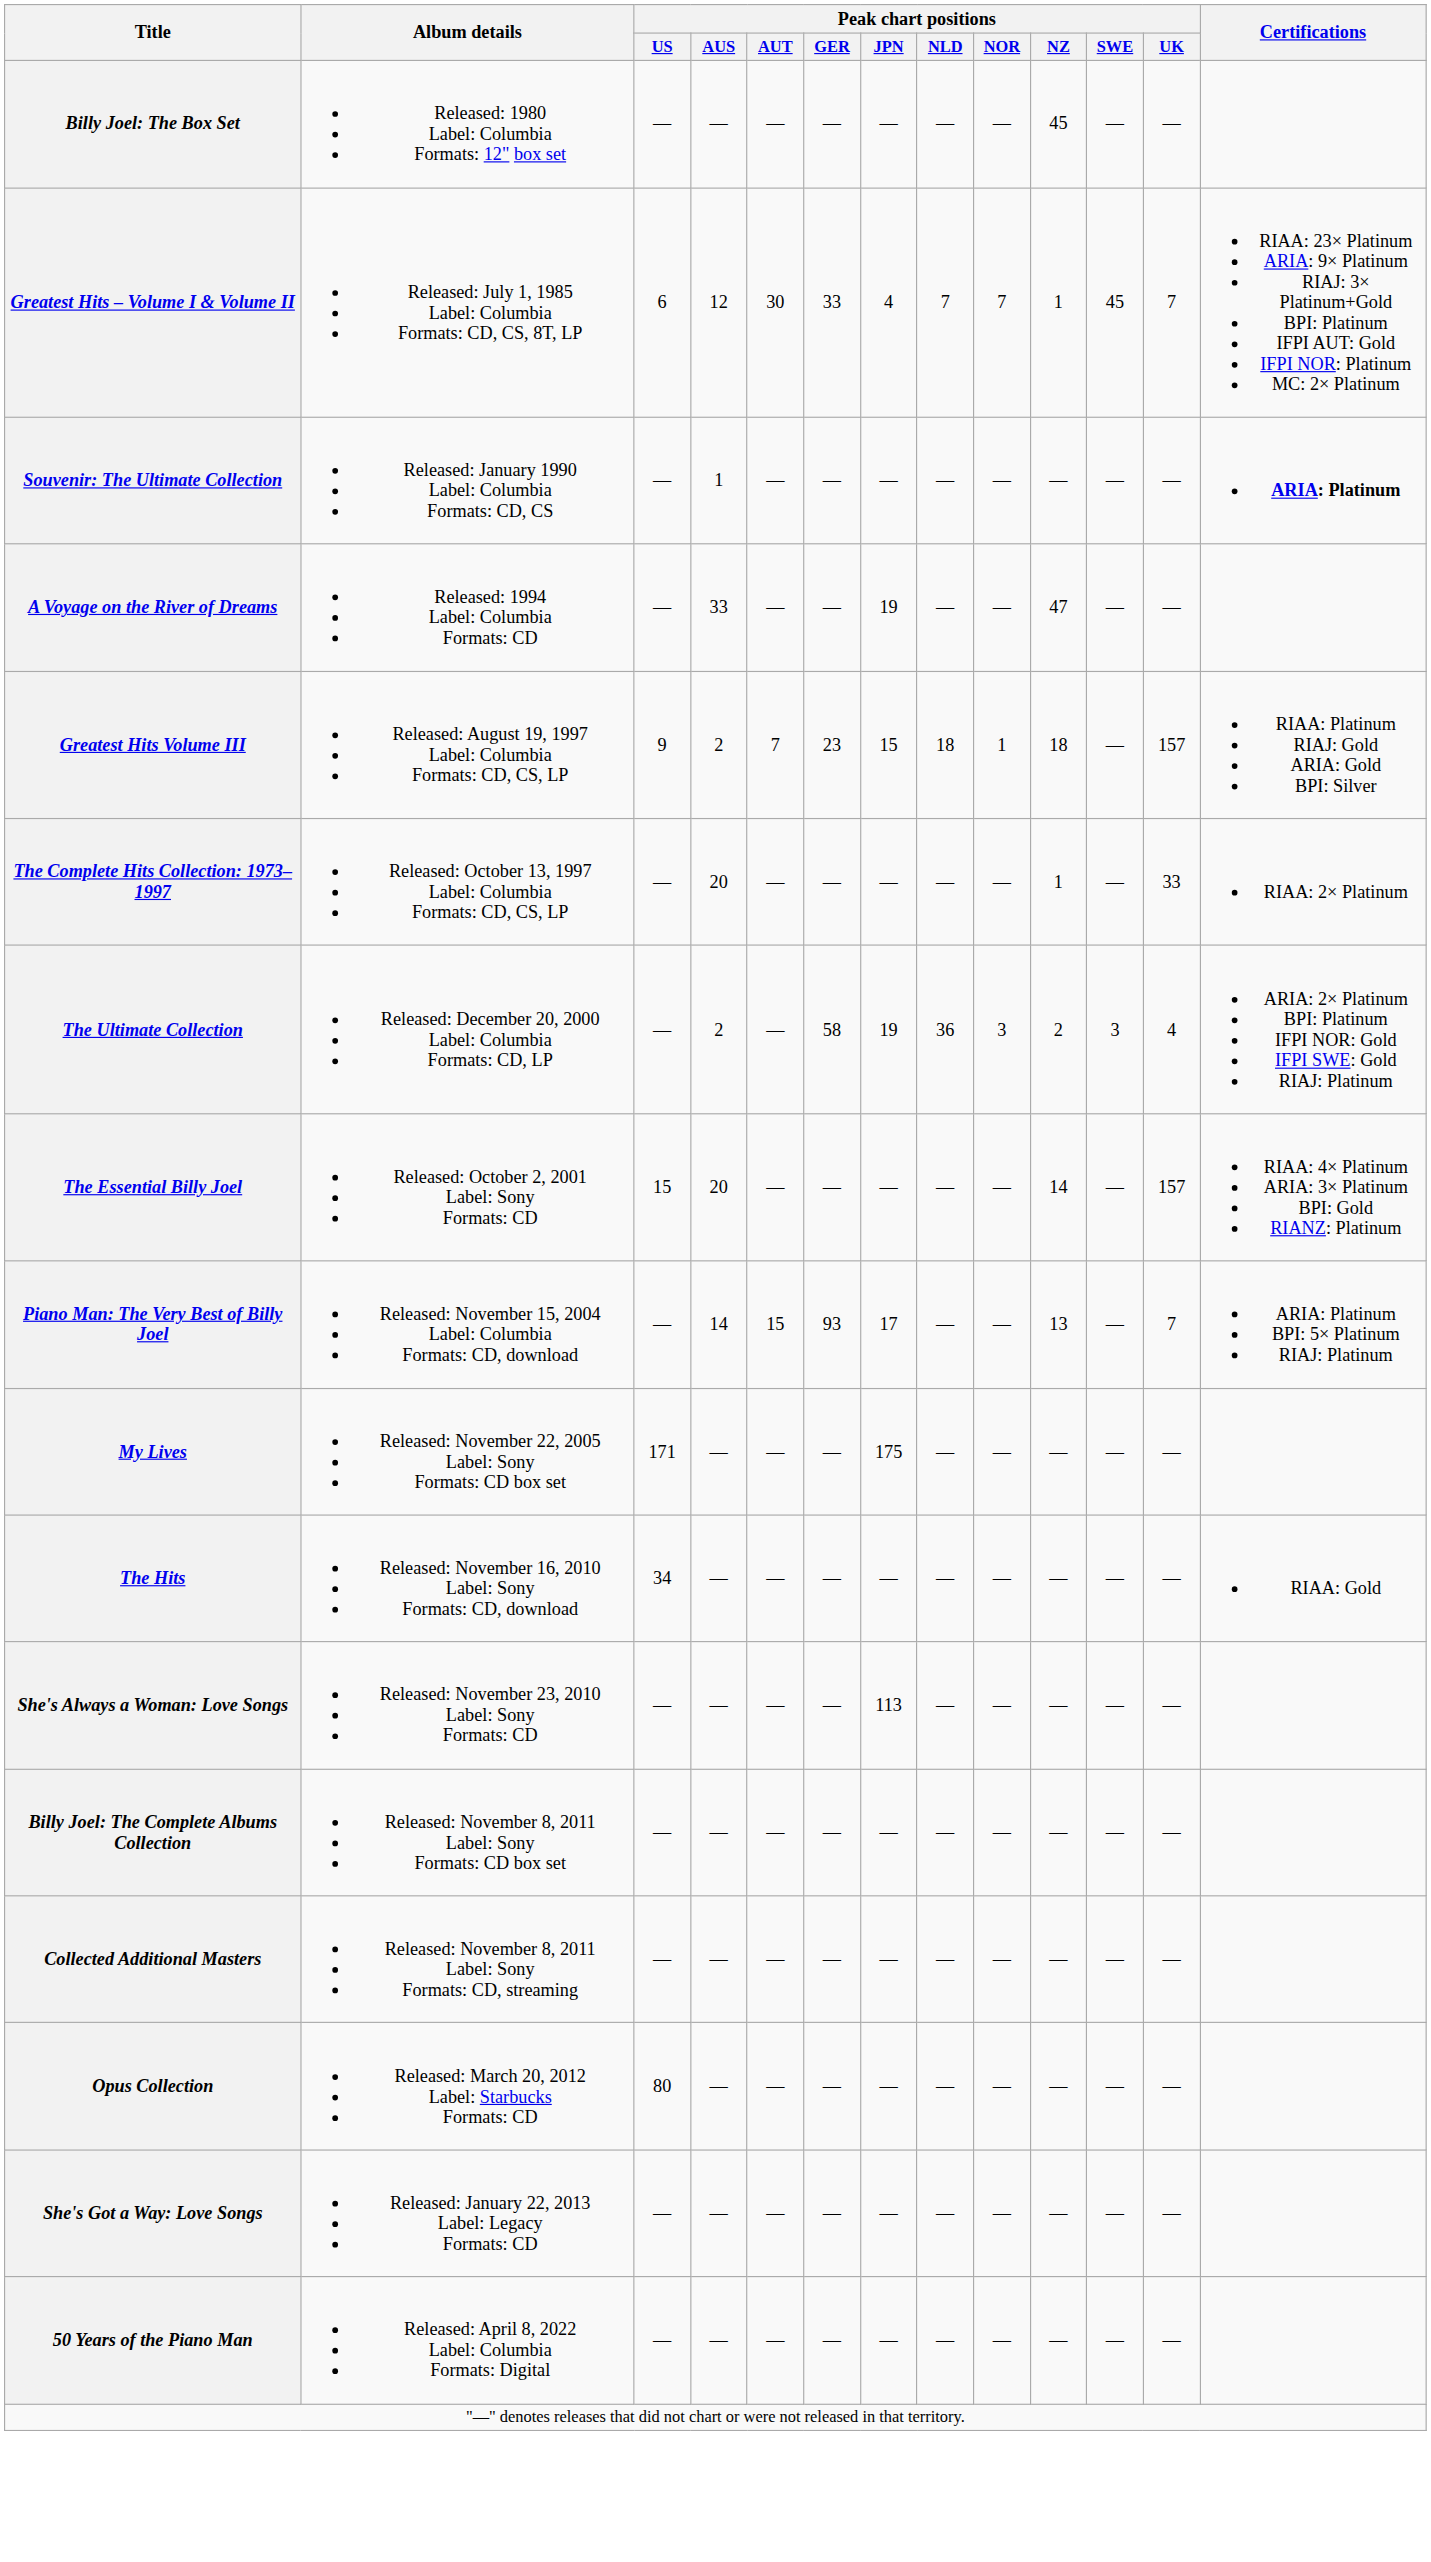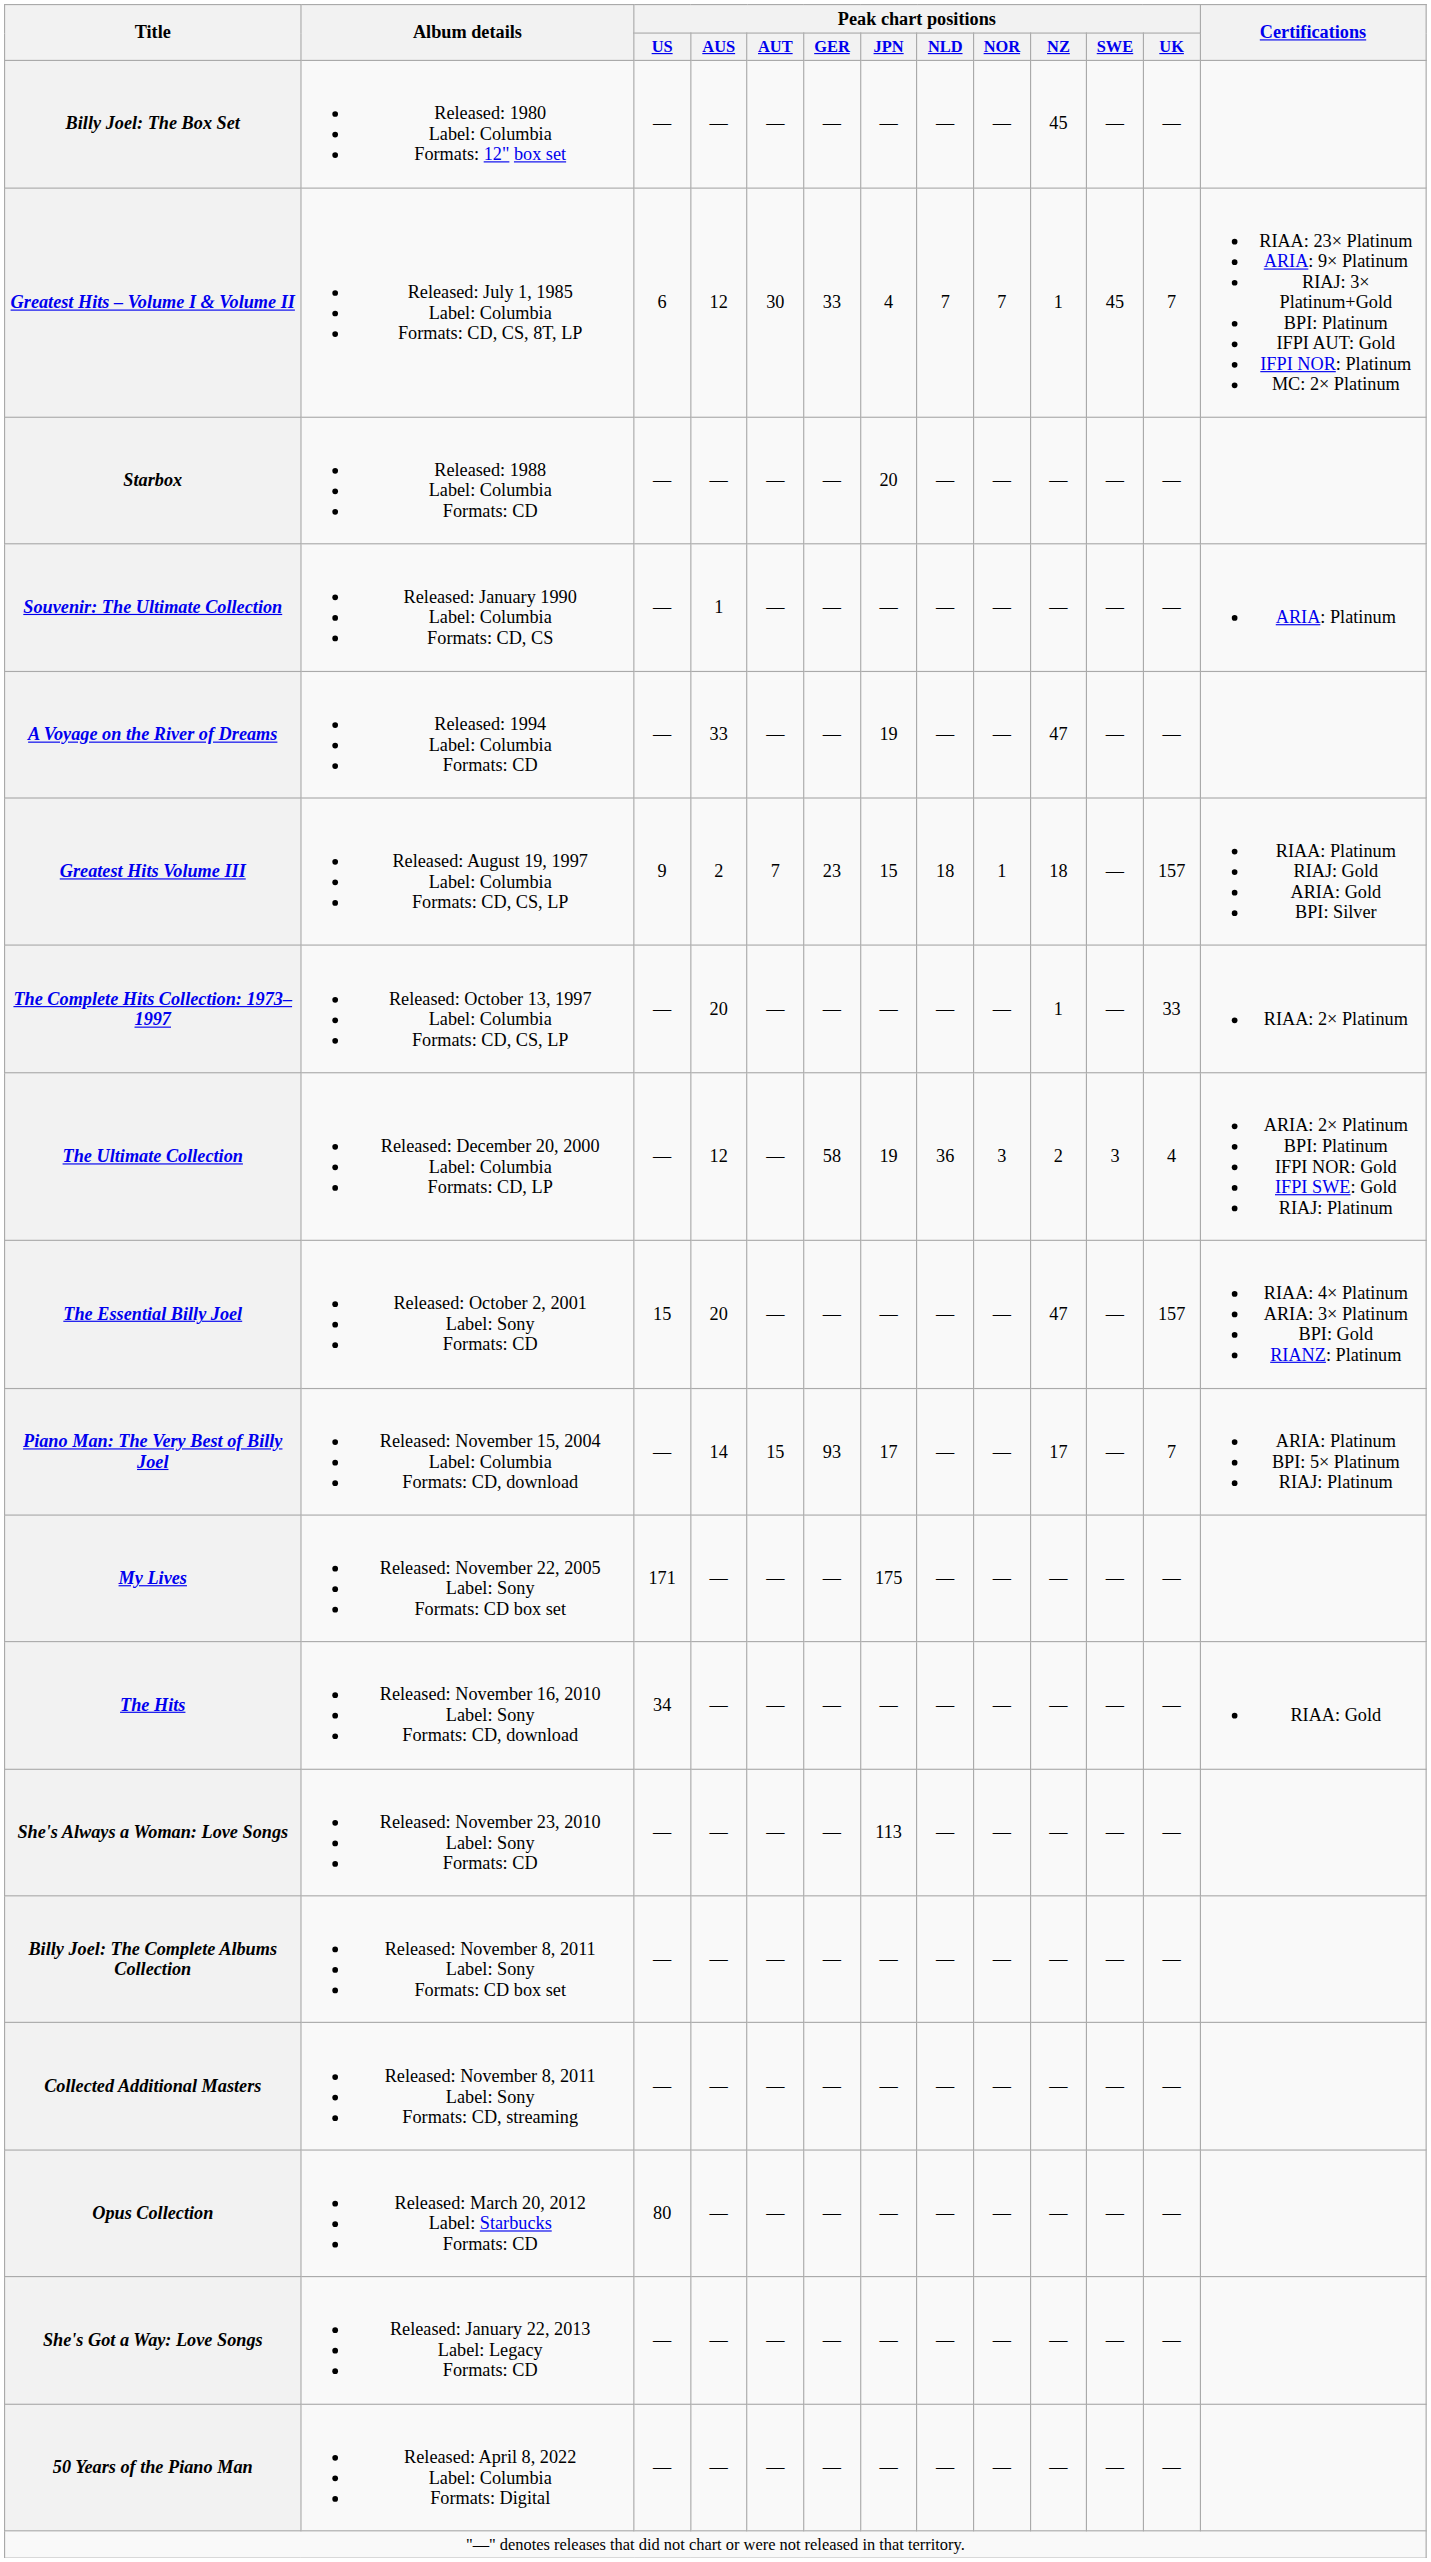+ row: (153, 480)
(1313, 491) bold -> (1313, 618) normal
(719, 1029) 2 -> (719, 1156) 12
(1058, 1187) 14 -> (1058, 1314) 47
(1058, 1324) 13 -> (1058, 1451) 17
